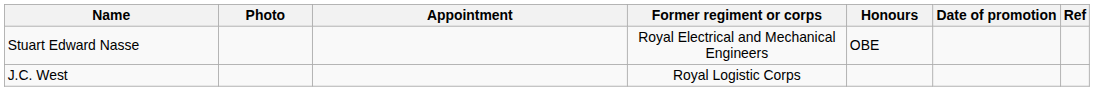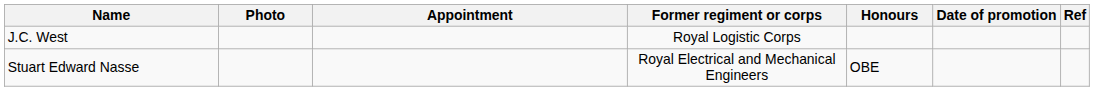rows swapped: (73, 45) <-> (38, 75)
